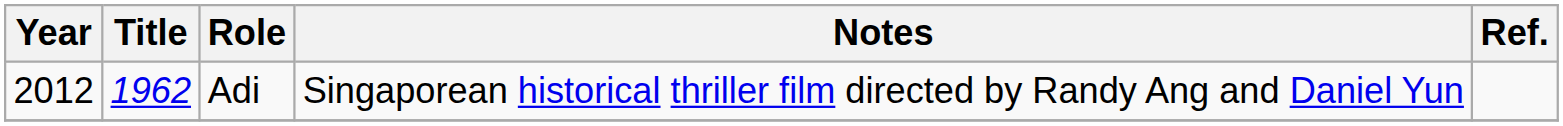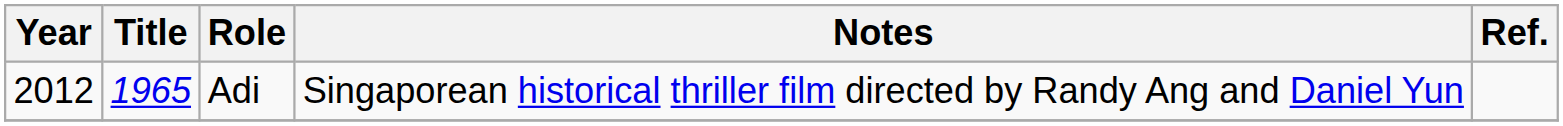(151, 90) 1962 -> (151, 90) 1965
